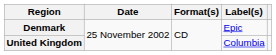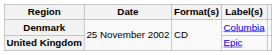(233, 27) Epic -> (244, 27) Columbia
(244, 43) Columbia -> (233, 43) Epic
